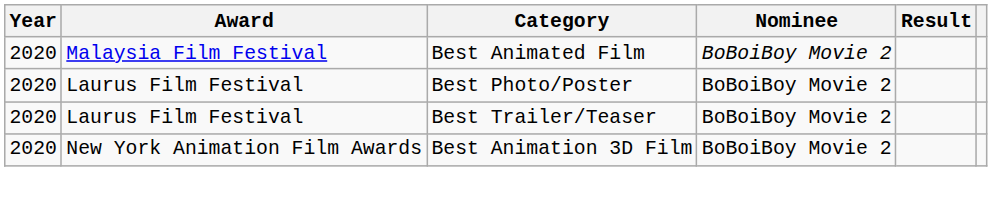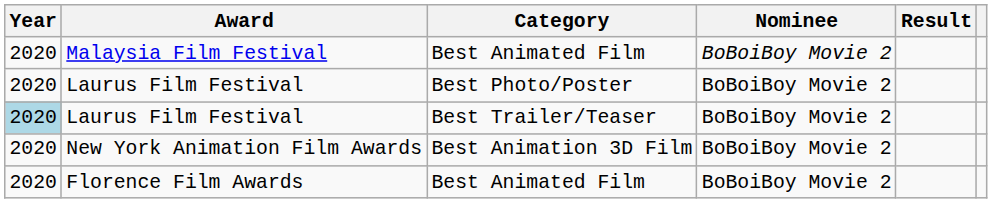(33, 117) no background -> (33, 117) lightblue background
+ row: (185, 182)
